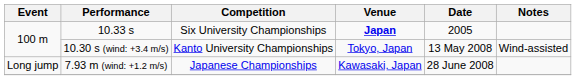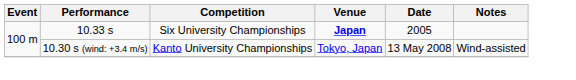- row: (116, 65)
